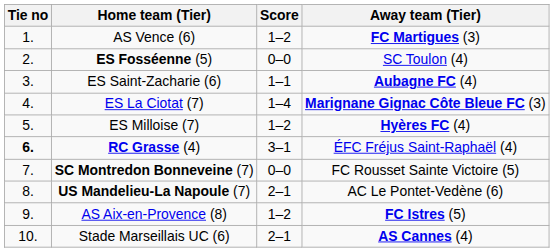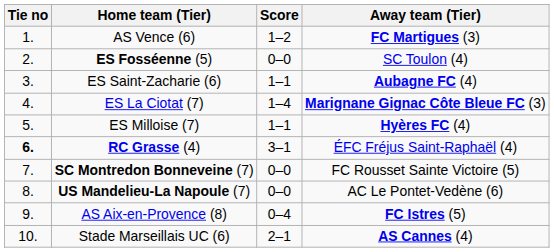(279, 125) 1–2 -> (279, 125) 1–1
(279, 192) 2–1 -> (279, 192) 0–0
(279, 214) 1–2 -> (279, 214) 0–4
